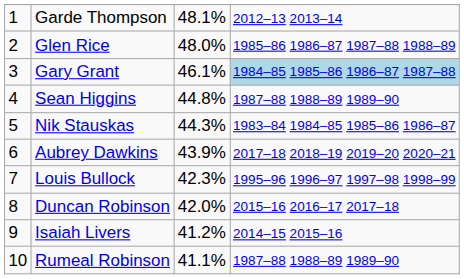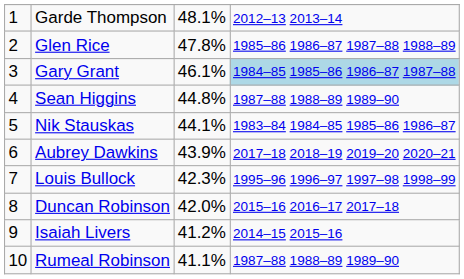(202, 44) 48.0% -> (202, 44) 47.8%
(202, 125) 44.3% -> (202, 125) 44.1%
